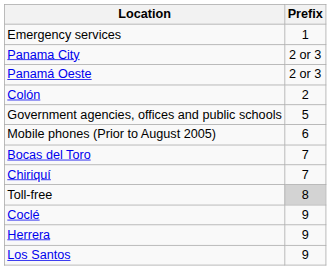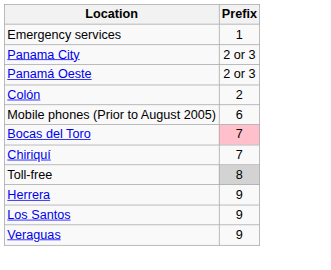- row: (145, 114)
(305, 154) no background -> (239, 134) pink background
- row: (23, 214)
+ row: (34, 235)
